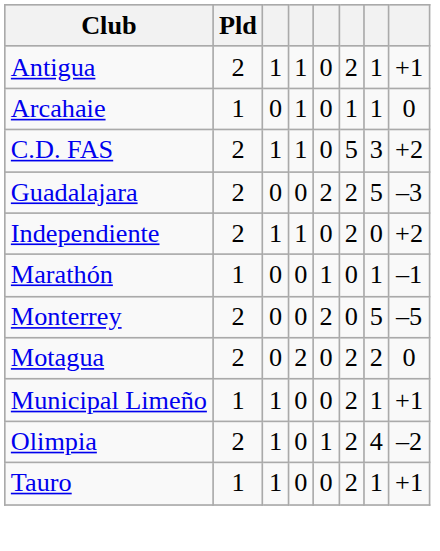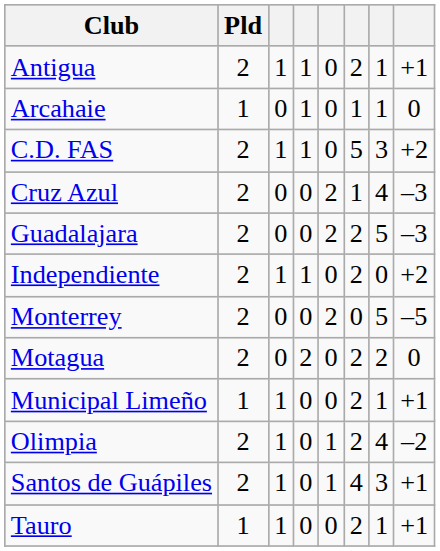+ row: (64, 191)
- row: (62, 274)
+ row: (111, 483)
